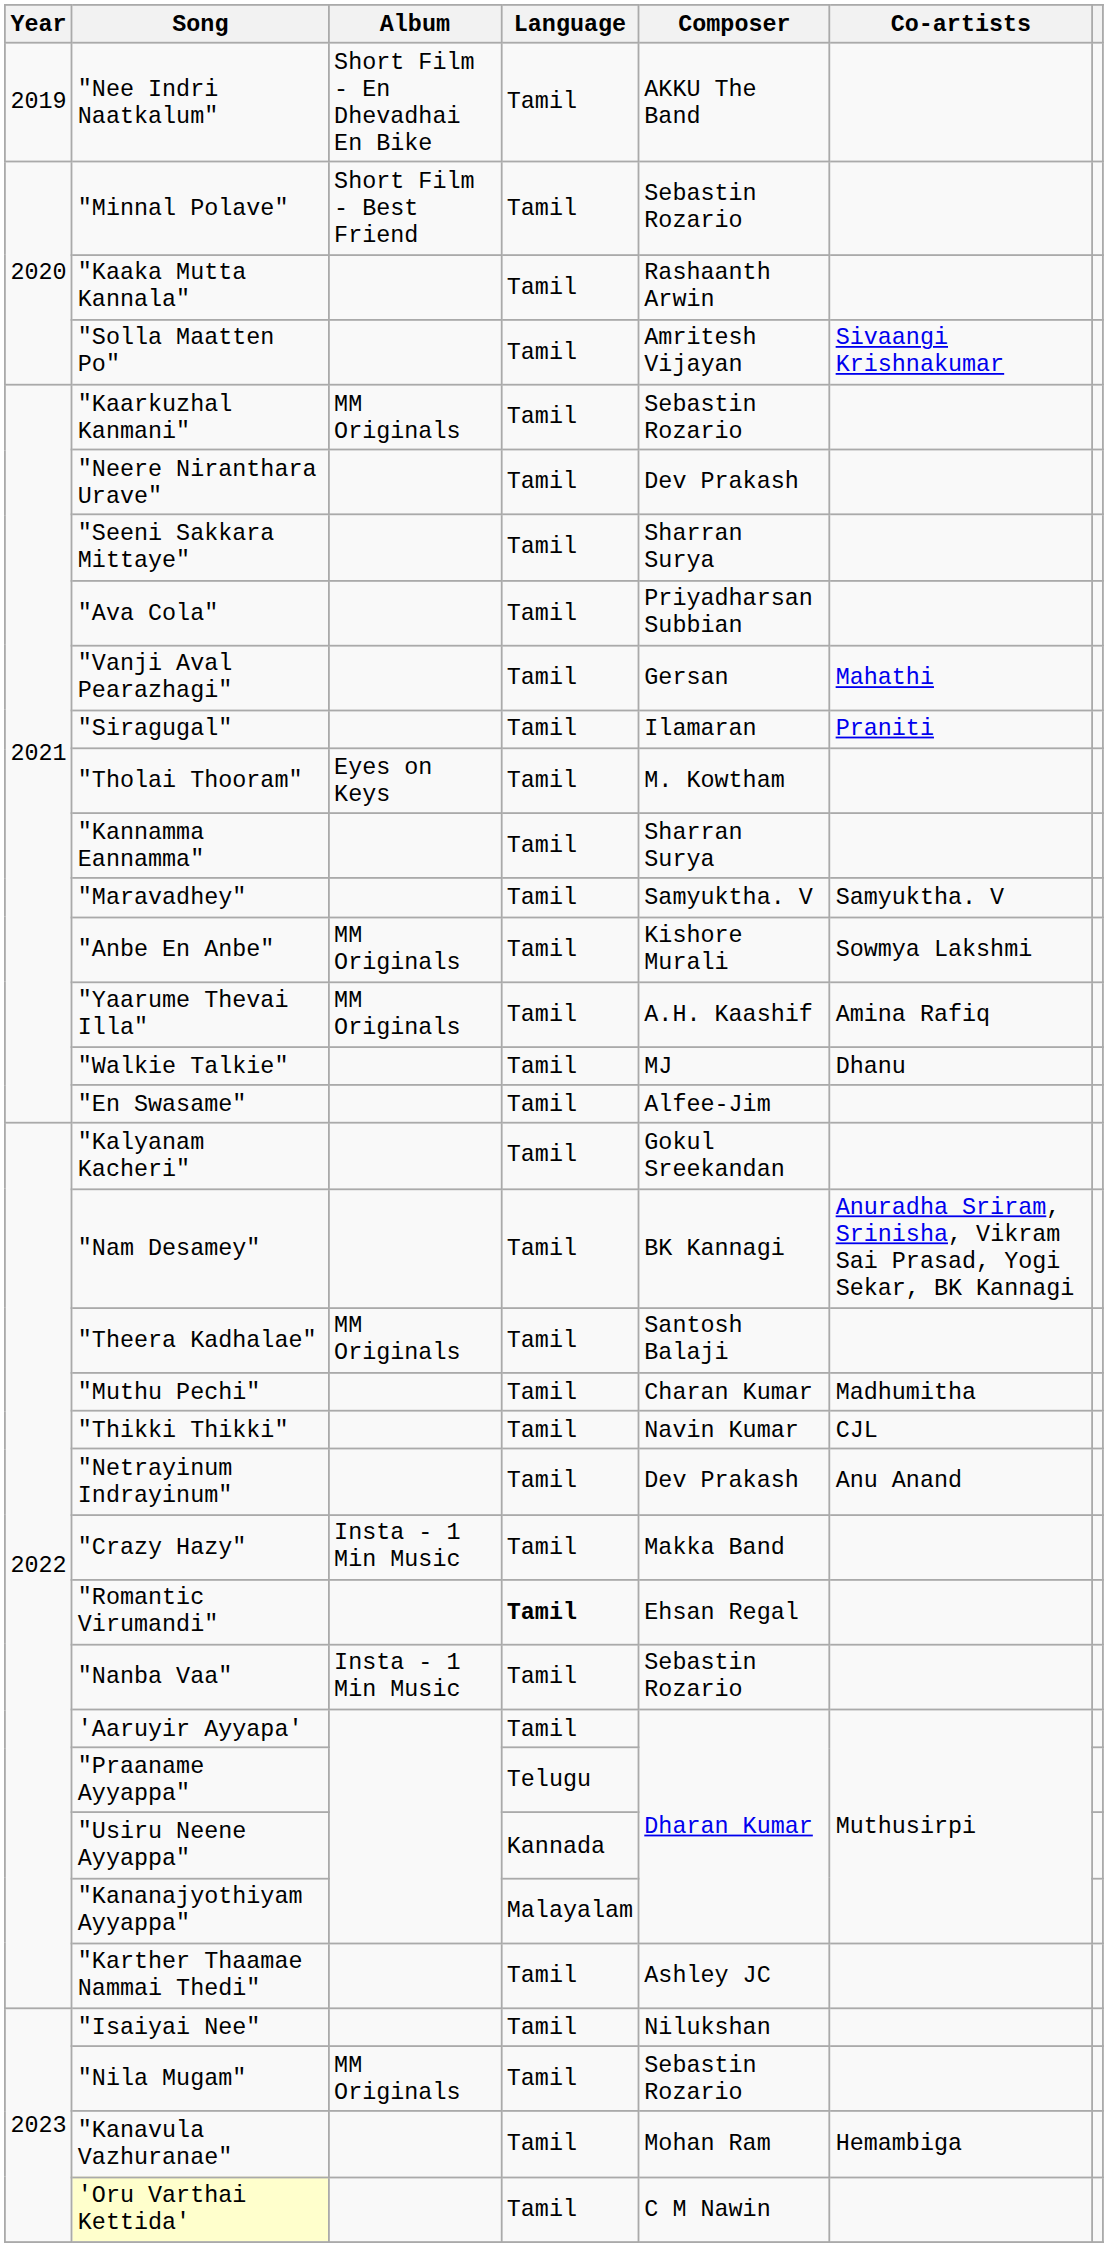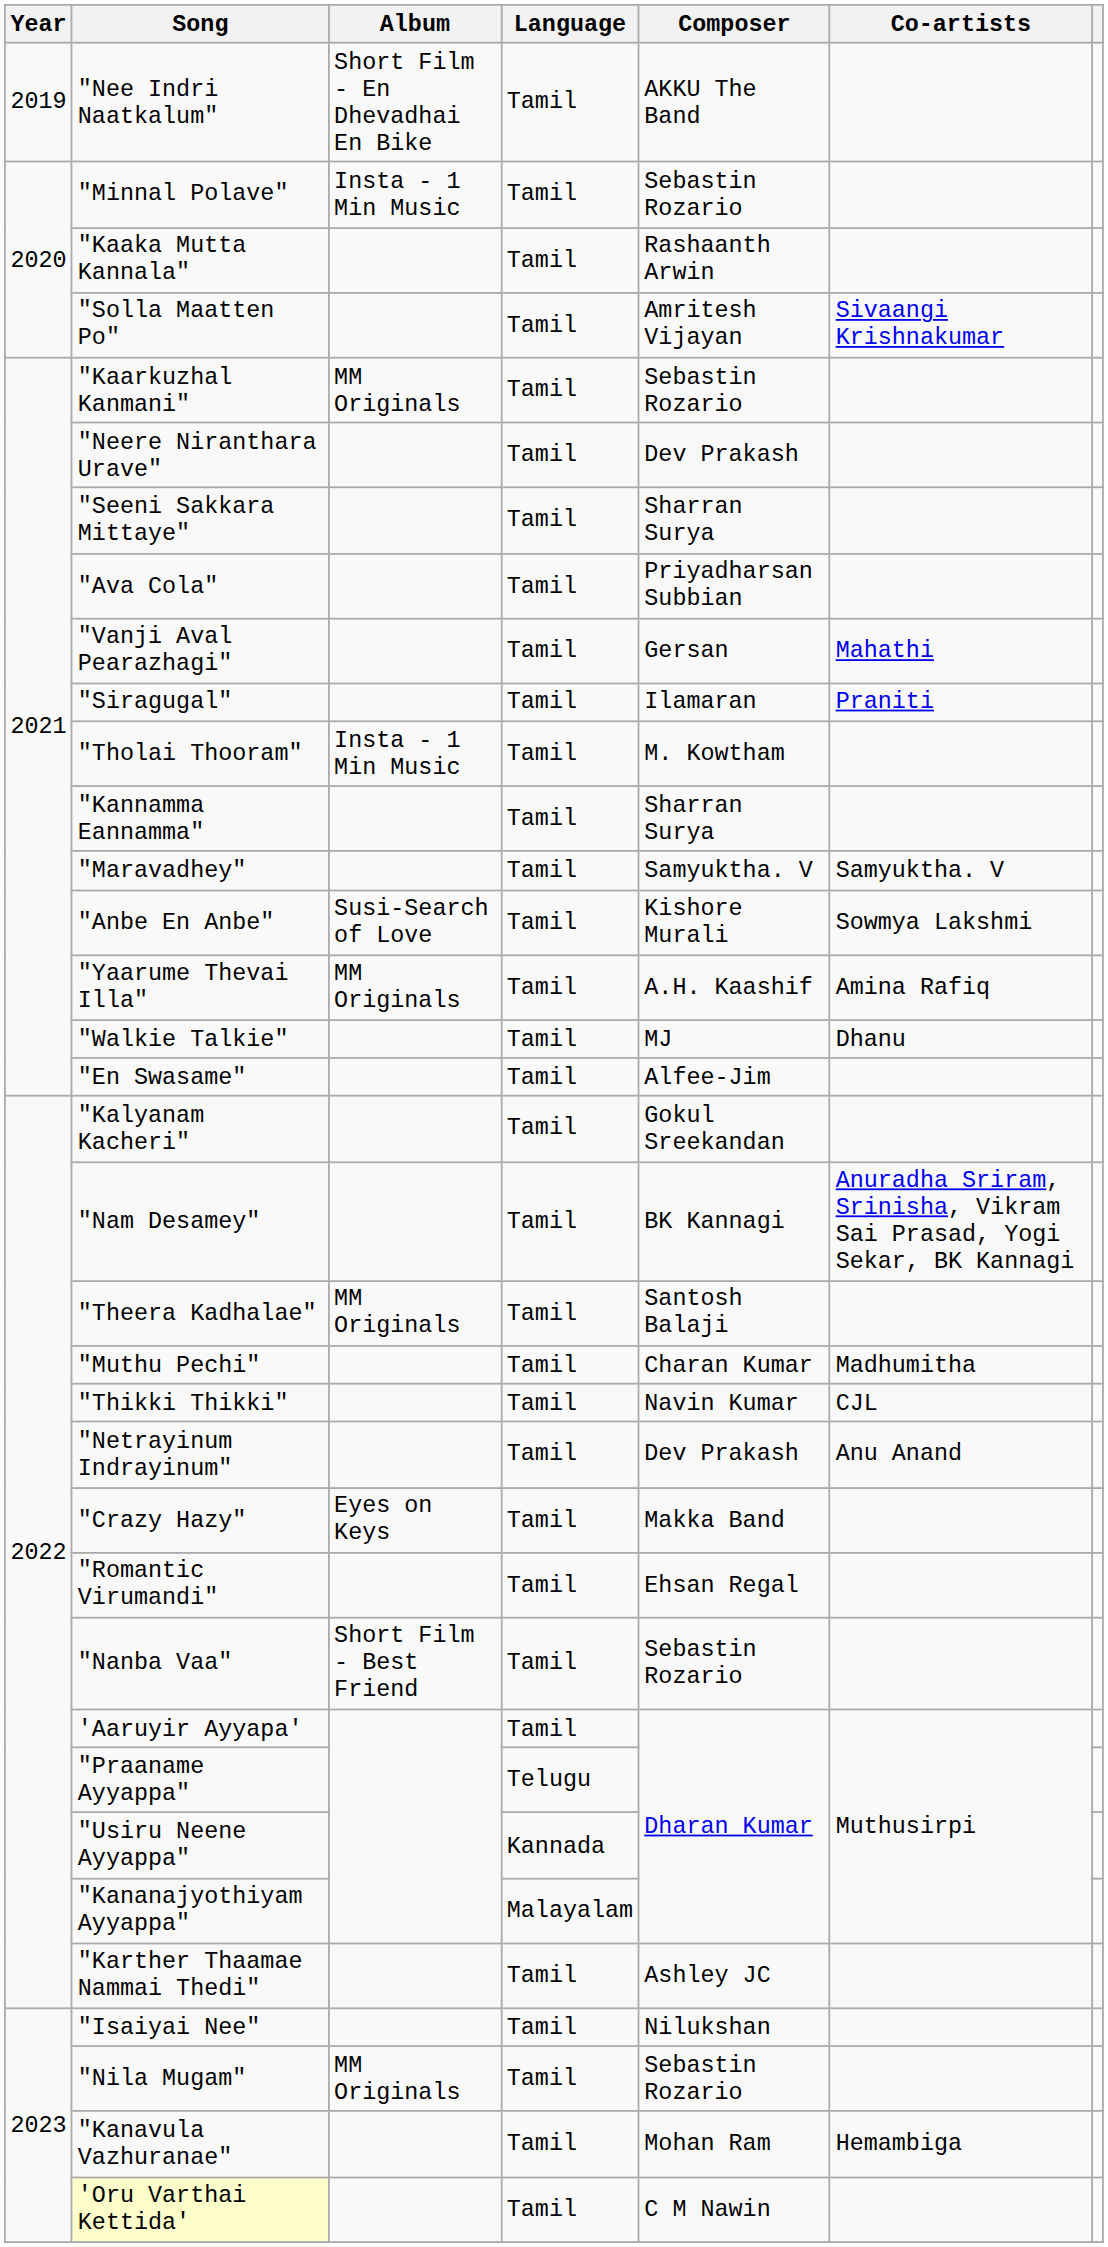(404, 208) Short Film - Best Friend -> (397, 195) Insta - 1 Min Music
(383, 781) Eyes on Keys -> (397, 754) Insta - 1 Min Music
(397, 949) MM Originals -> (411, 922) Susi-Search of Love
(397, 1547) Insta - 1 Min Music -> (383, 1520) Eyes on Keys
(542, 1612) bold -> (542, 1585) normal
(397, 1677) Insta - 1 Min Music -> (404, 1664) Short Film - Best Friend
